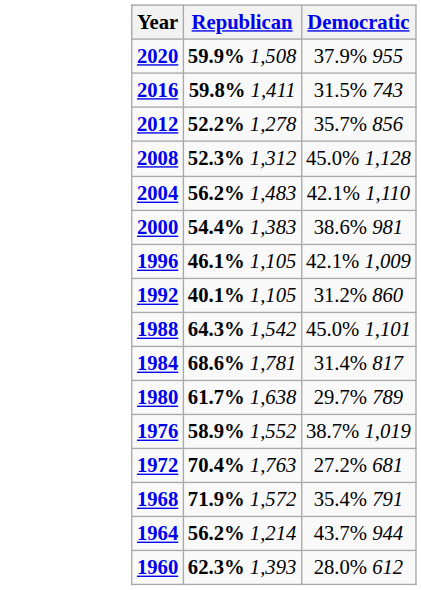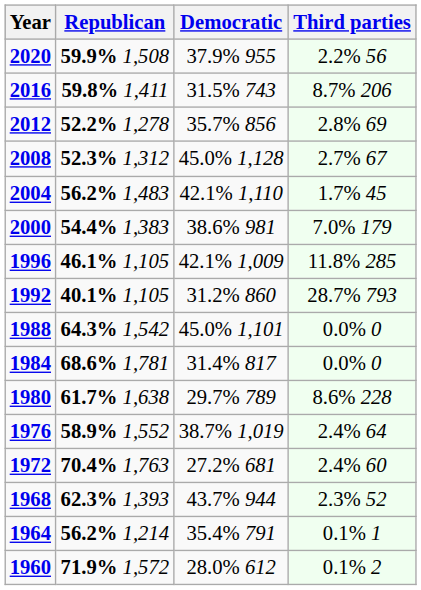+ column: (352, 22)
(242, 499) 71.9% 1,572 -> (115, 499) 62.3% 1,393
(358, 499) 35.4% 791 -> (231, 499) 43.7% 944
(358, 533) 43.7% 944 -> (231, 533) 35.4% 791
(242, 567) 62.3% 1,393 -> (115, 567) 71.9% 1,572
